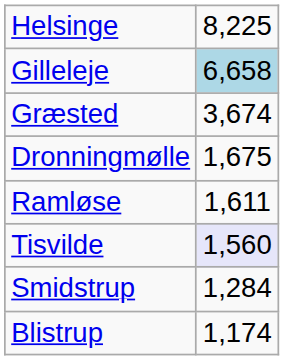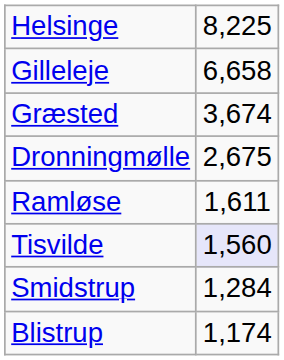(237, 70) lightblue background -> (237, 70) no background
(237, 157) 1,675 -> (237, 157) 2,675
